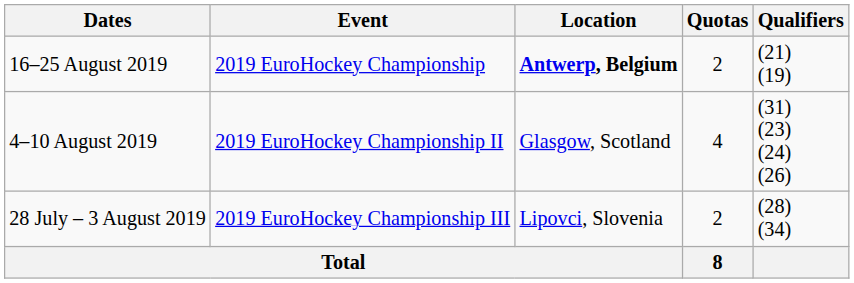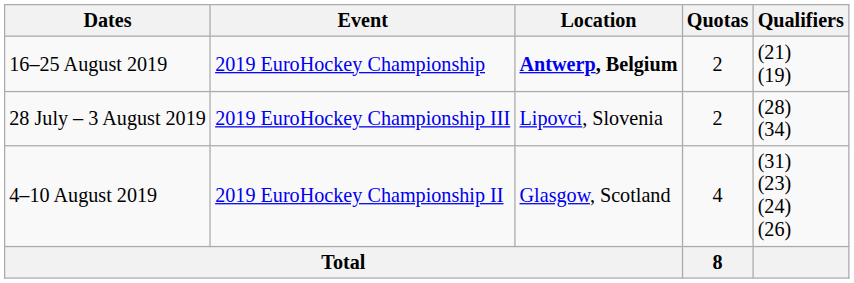rows swapped: (83, 141) <-> (108, 218)
